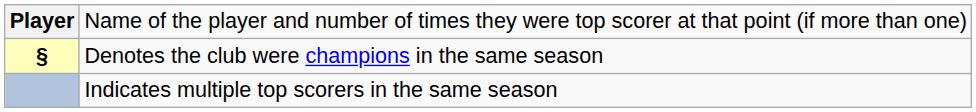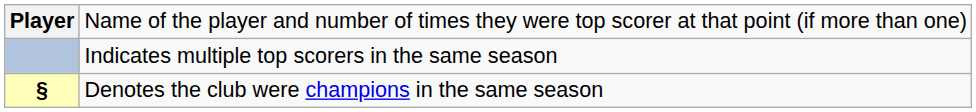rows swapped: (321, 90) <-> (344, 55)
